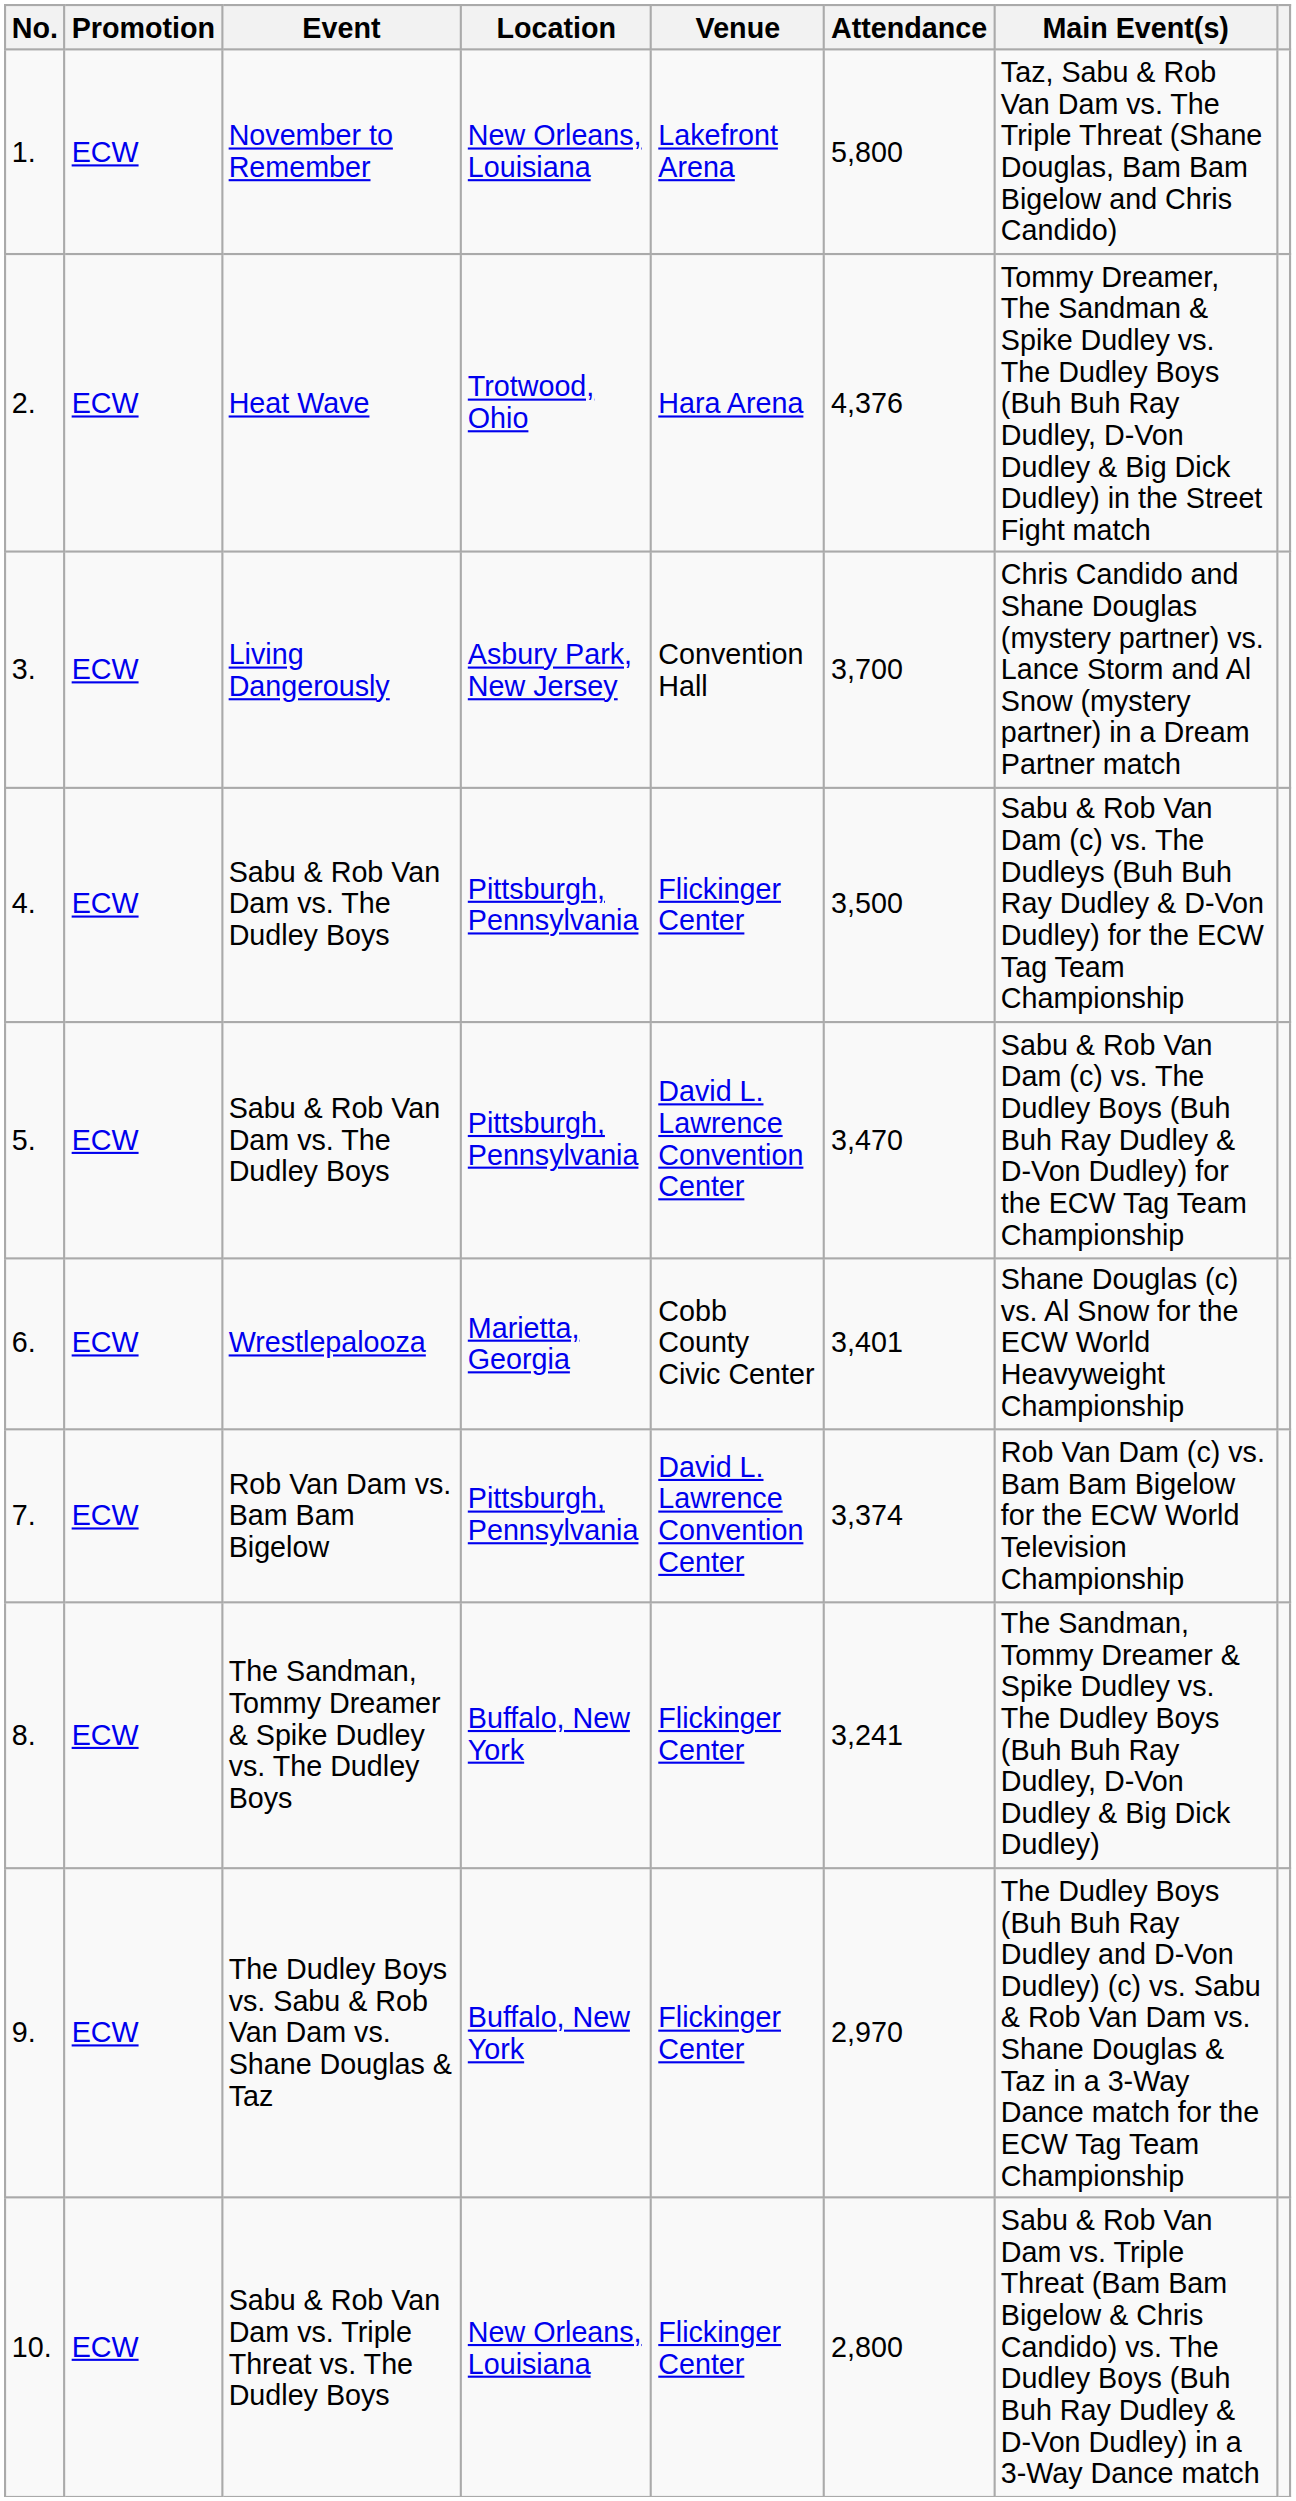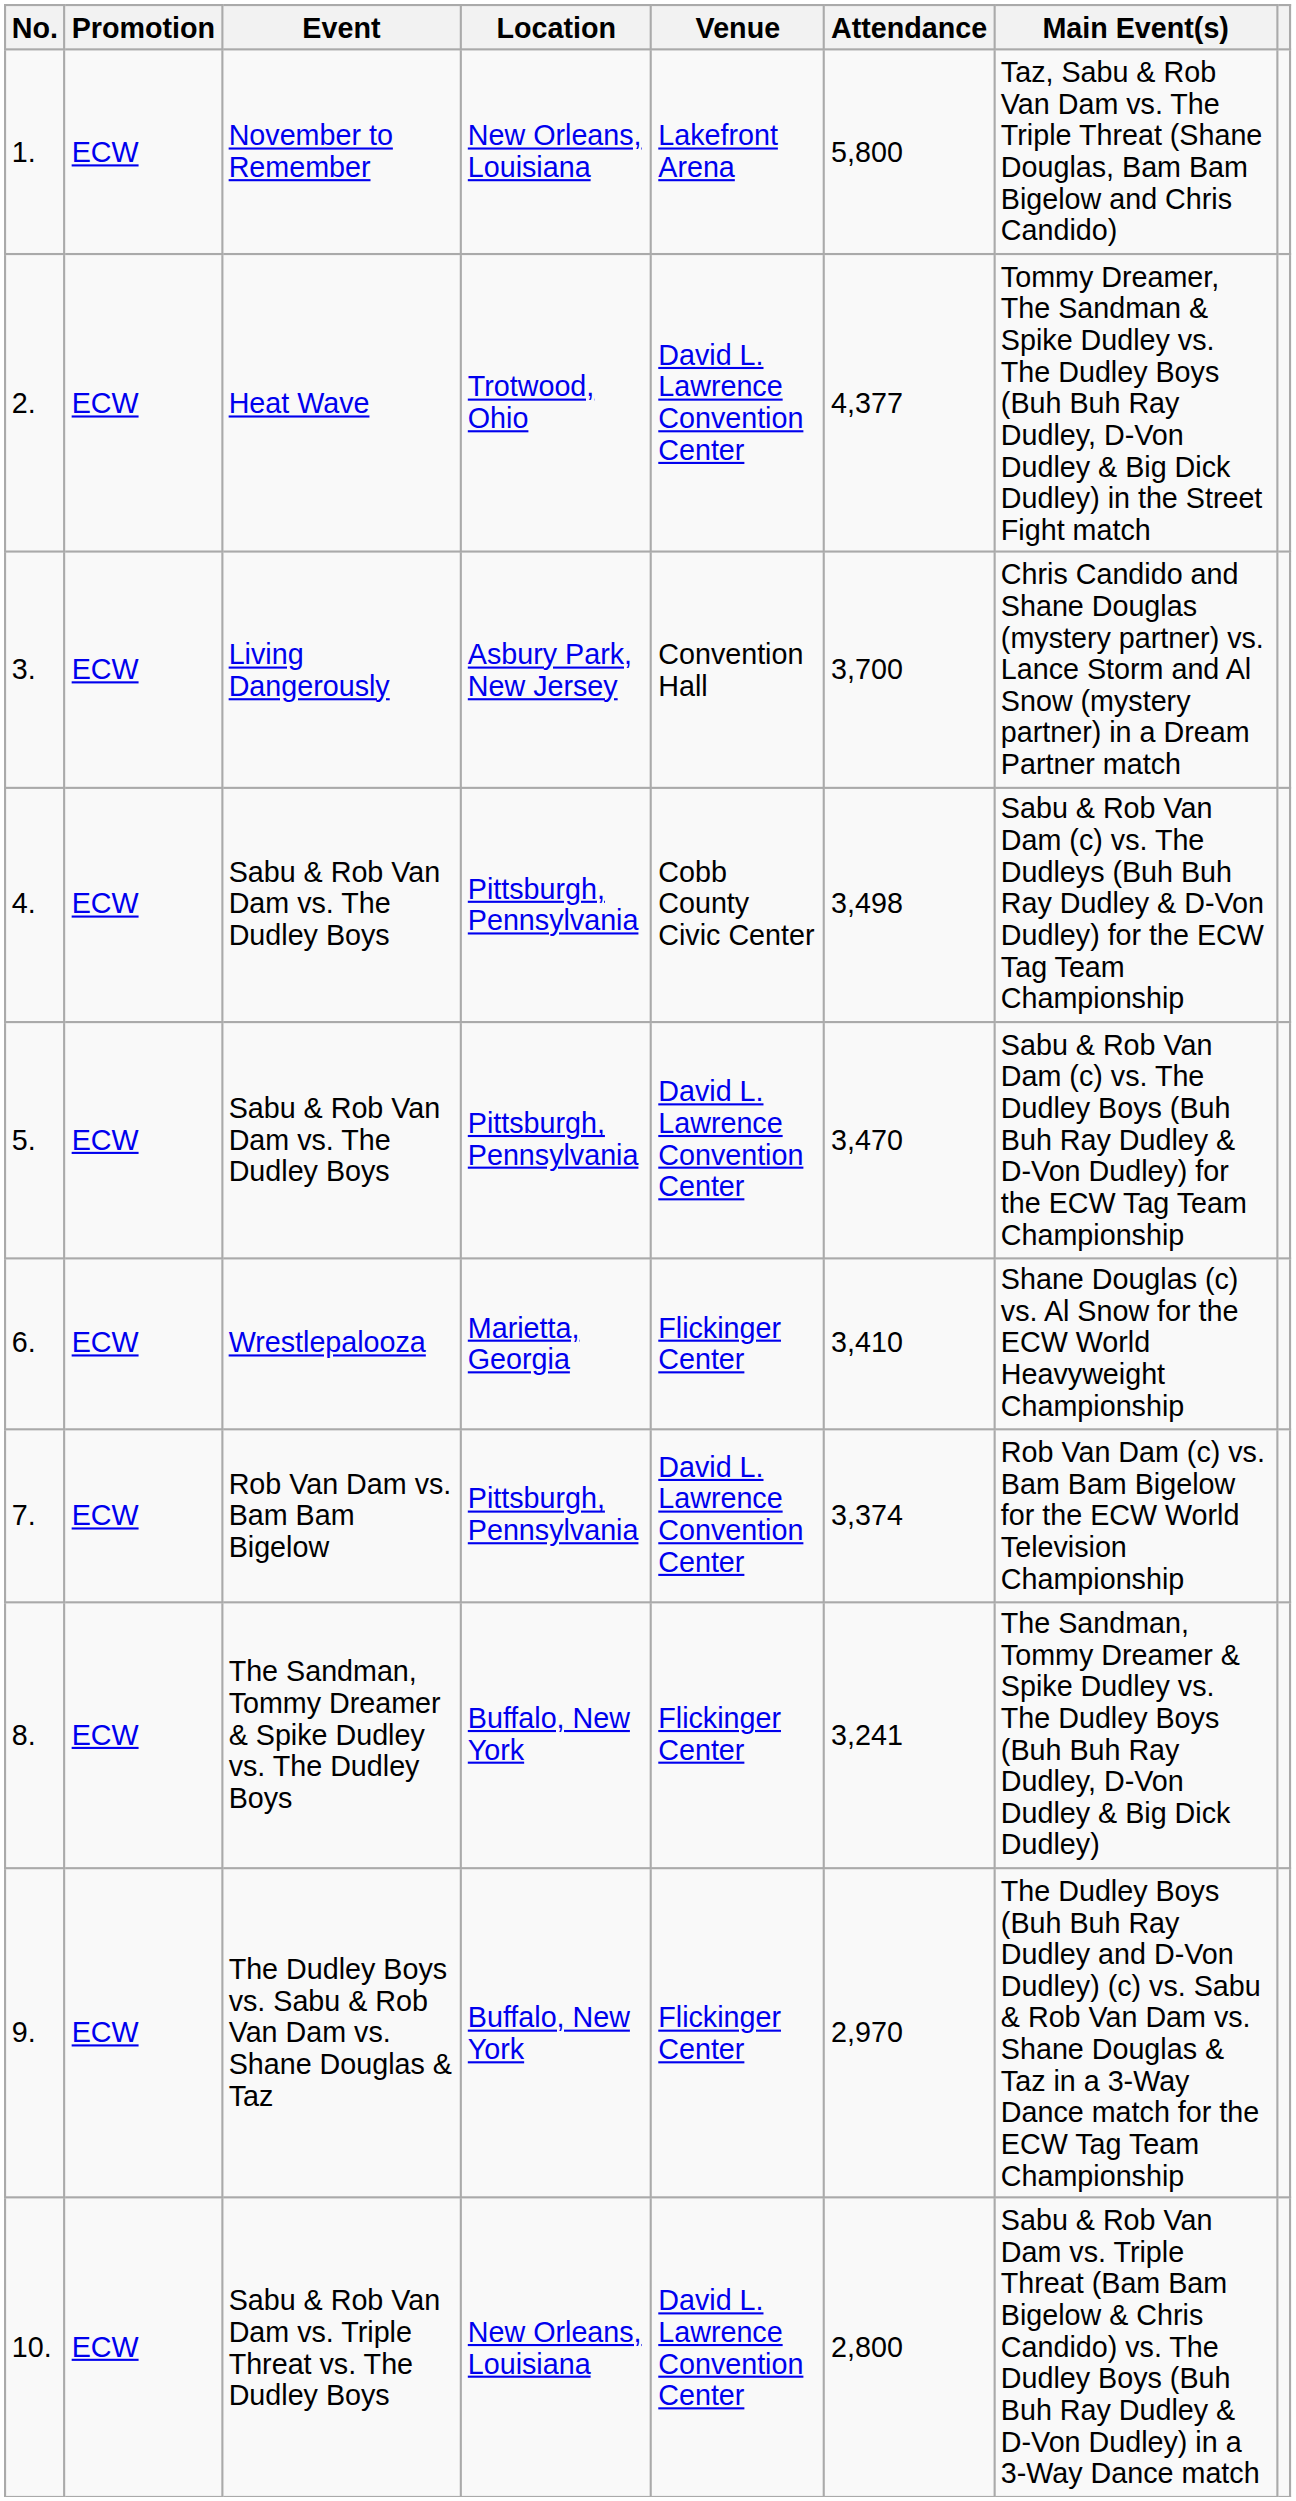(731, 403) Hara Arena -> (731, 403) David L. Lawrence Convention Center
(867, 403) 4,376 -> (867, 403) 4,377
(720, 904) Flickinger Center -> (736, 904) Cobb County Civic Center
(867, 904) 3,500 -> (867, 904) 3,498
(736, 1343) Cobb County Civic Center -> (720, 1343) Flickinger Center
(867, 1343) 3,401 -> (867, 1343) 3,410
(720, 2347) Flickinger Center -> (731, 2347) David L. Lawrence Convention Center
